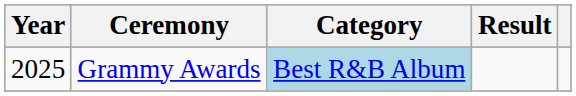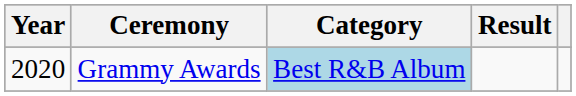(38, 68) 2025 -> (38, 68) 2020
